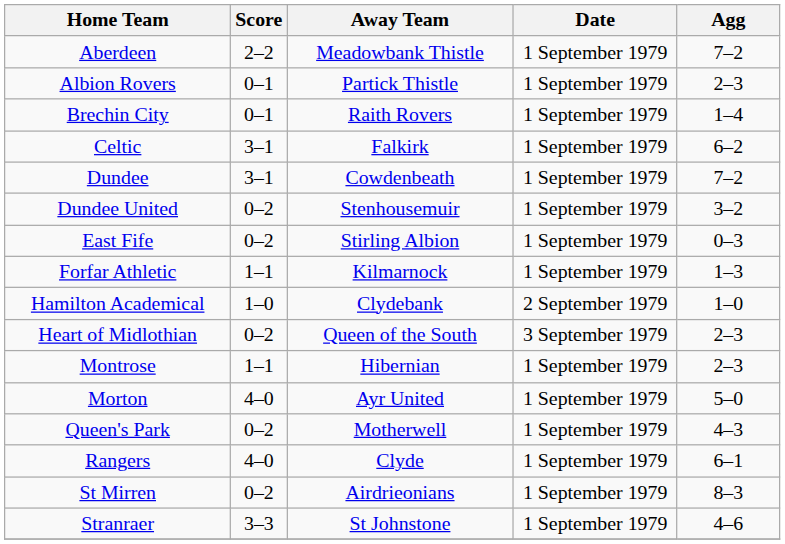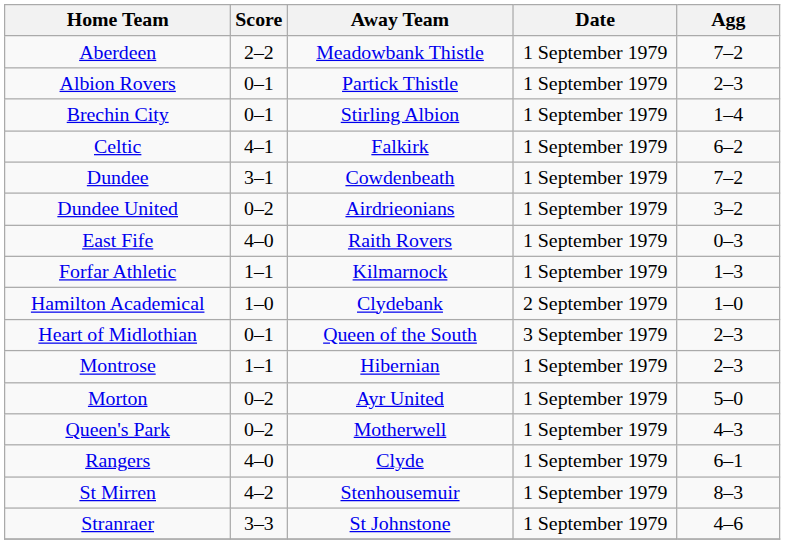(400, 114) Raith Rovers -> (400, 114) Stirling Albion
(259, 146) 3–1 -> (259, 146) 4–1
(400, 209) Stenhousemuir -> (400, 209) Airdrieonians
(259, 240) 0–2 -> (259, 240) 4–0
(400, 240) Stirling Albion -> (400, 240) Raith Rovers
(259, 334) 0–2 -> (259, 334) 0–1
(259, 397) 4–0 -> (259, 397) 0–2
(259, 492) 0–2 -> (259, 492) 4–2
(400, 492) Airdrieonians -> (400, 492) Stenhousemuir
